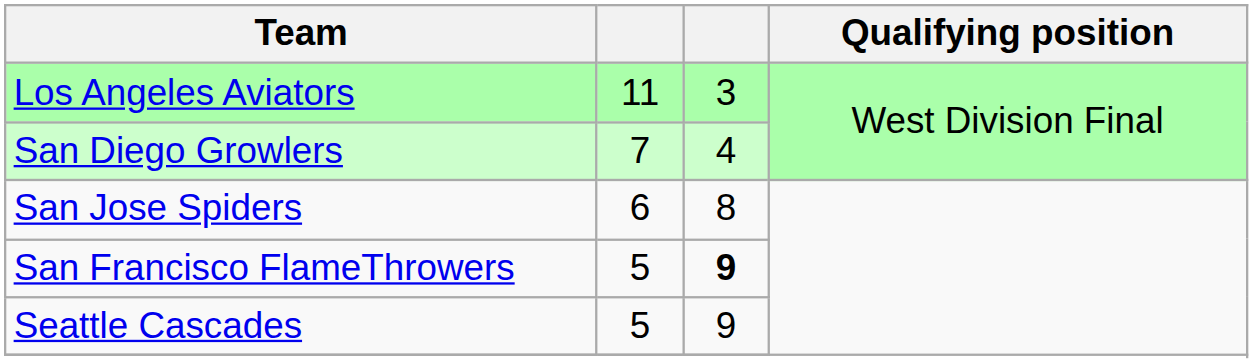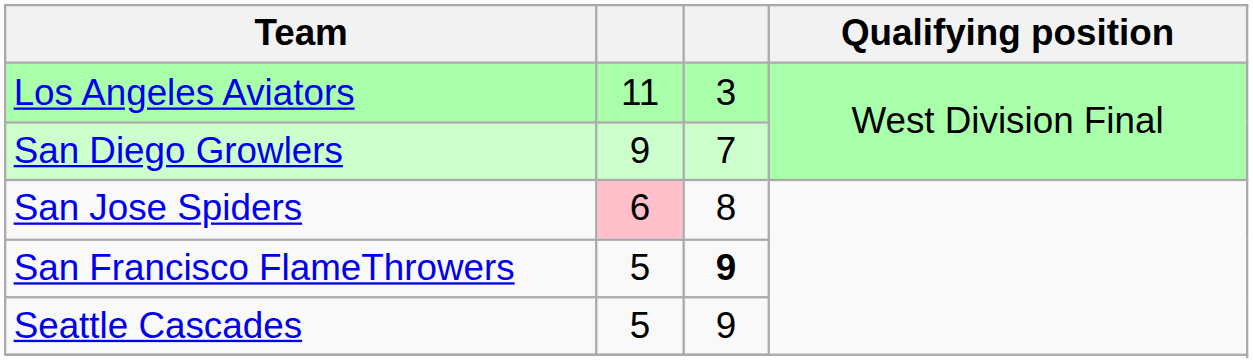(640, 150) 7 -> (640, 150) 9
(726, 150) 4 -> (726, 150) 7
(640, 208) no background -> (640, 208) pink background
